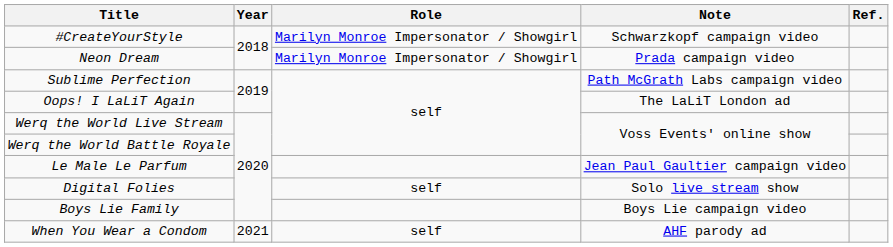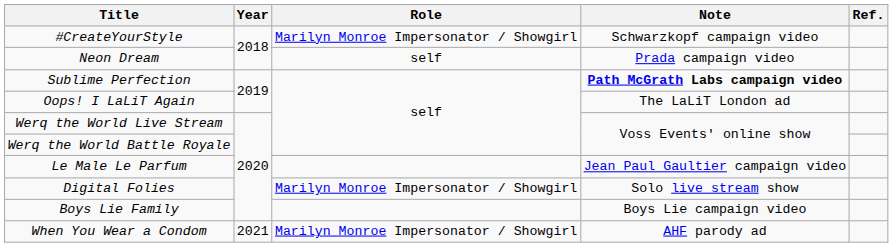(426, 59) Marilyn Monroe Impersonator / Showgirl -> (426, 59) self
(715, 80) normal -> (715, 80) bold
(426, 188) self -> (426, 188) Marilyn Monroe Impersonator / Showgirl
(426, 231) self -> (426, 231) Marilyn Monroe Impersonator / Showgirl
